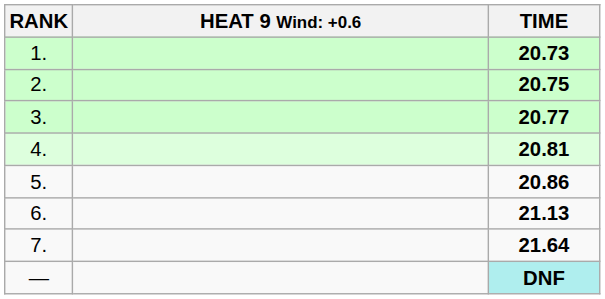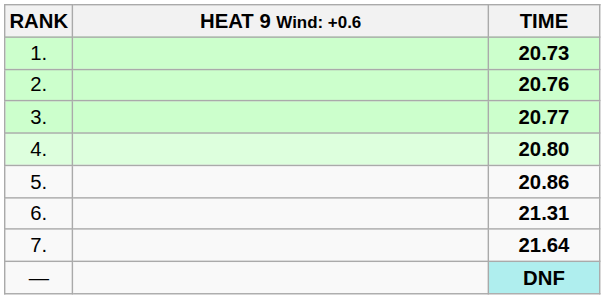(544, 85) 20.75 -> (544, 85) 20.76
(544, 149) 20.81 -> (544, 149) 20.80
(544, 214) 21.13 -> (544, 214) 21.31
